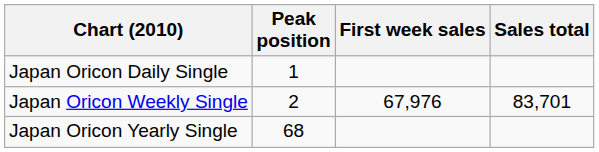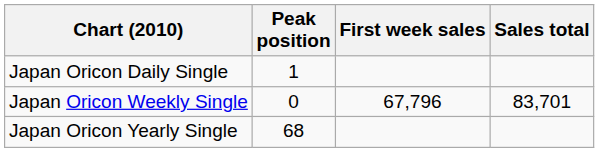(294, 101) 2 -> (294, 101) 0
(412, 101) 67,976 -> (412, 101) 67,796
